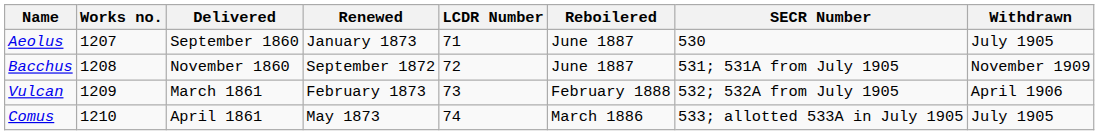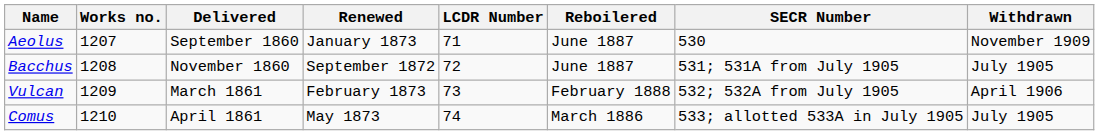(1012, 42) July 1905 -> (1031, 42) November 1909
(1031, 67) November 1909 -> (1012, 67) July 1905
